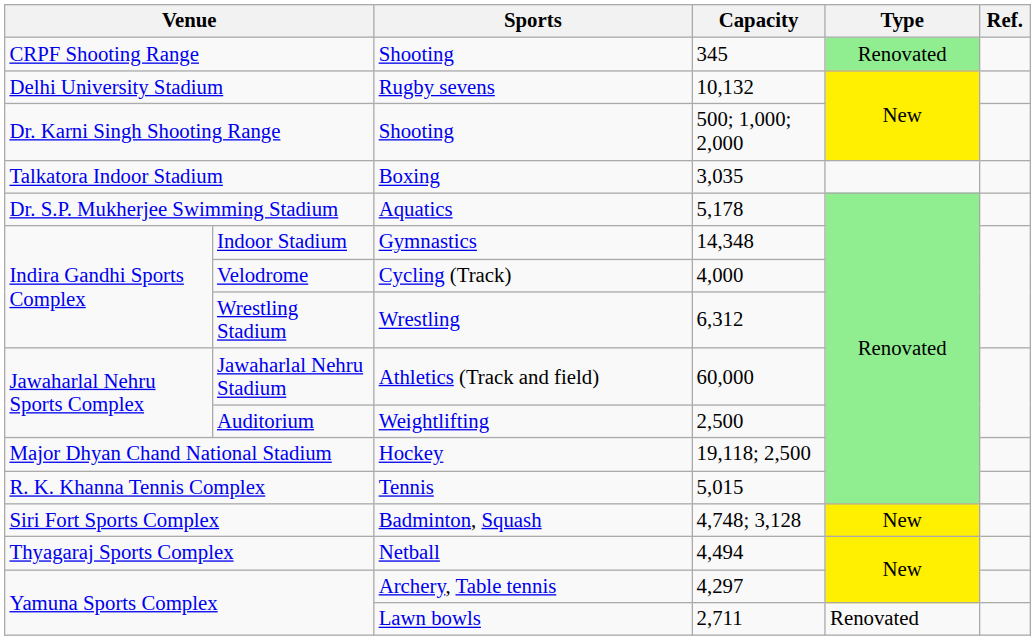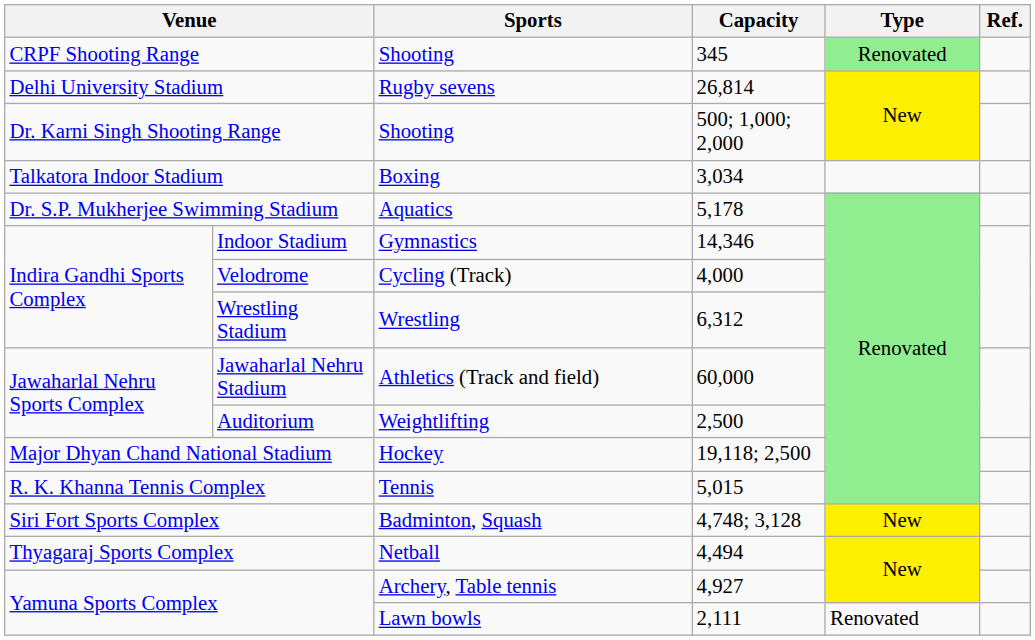(725, 86) 10,132 -> (725, 86) 26,814
(720, 176) 3,035 -> (720, 176) 3,034
(725, 242) 14,348 -> (725, 242) 14,346
(720, 586) 4,297 -> (720, 586) 4,927
(720, 618) 2,711 -> (719, 618) 2,111
